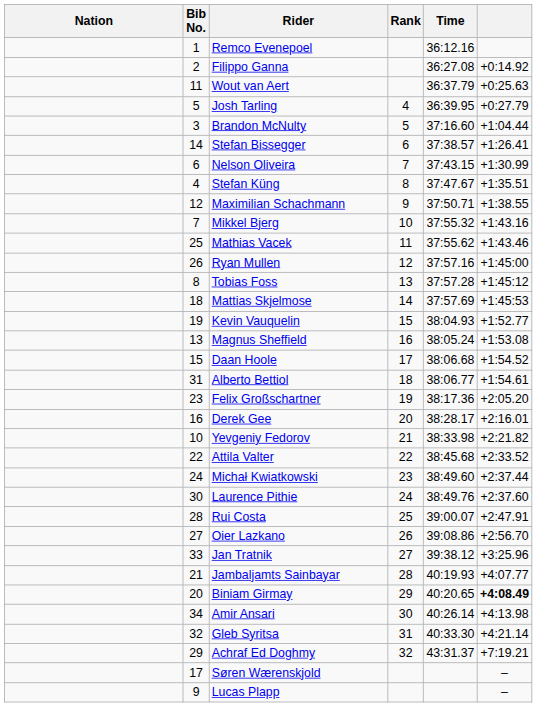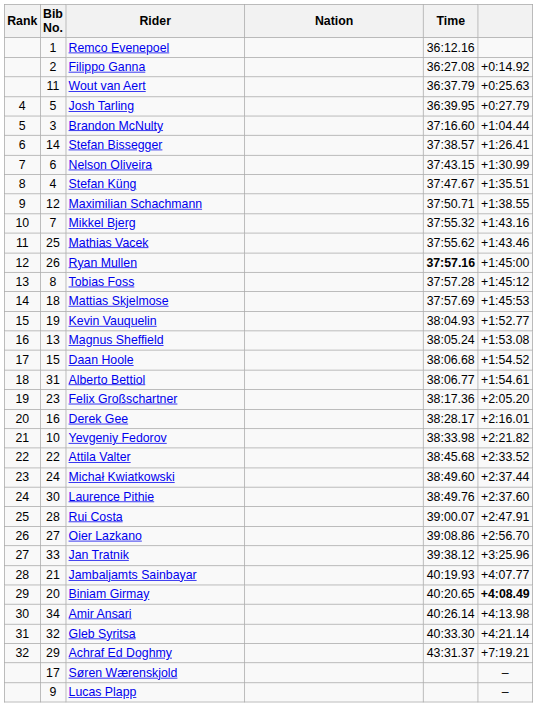columns swapped: (406, 21) <-> (94, 21)
(450, 262) normal -> (451, 262) bold
